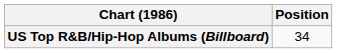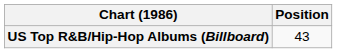(302, 36) 34 -> (302, 36) 43
